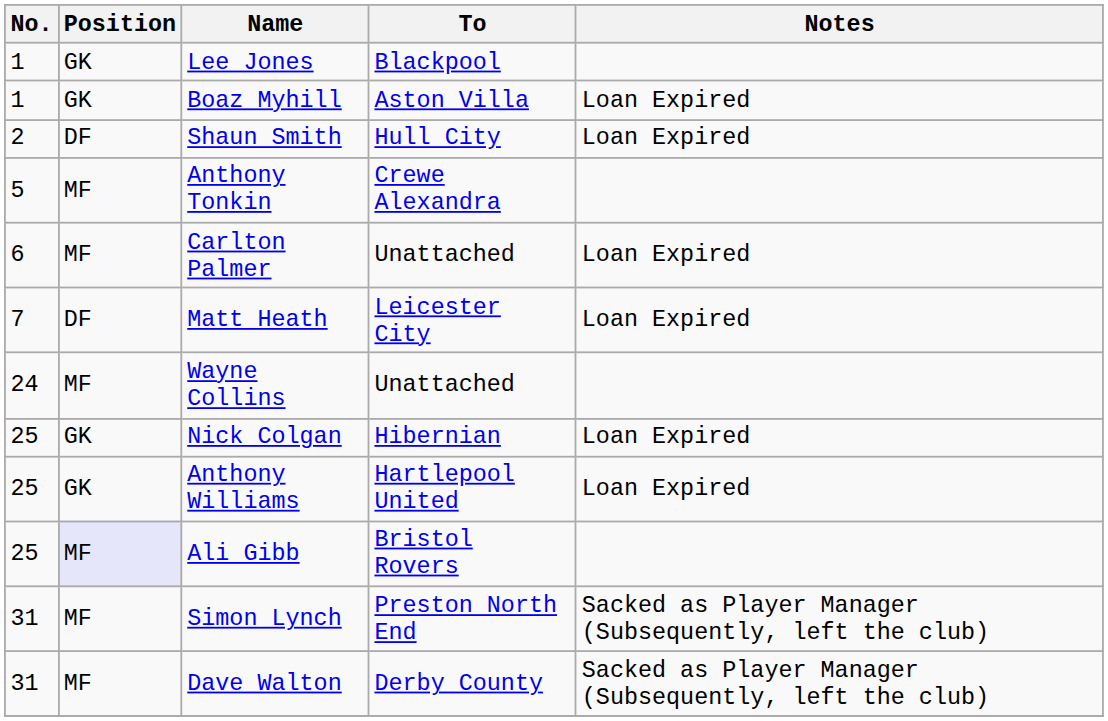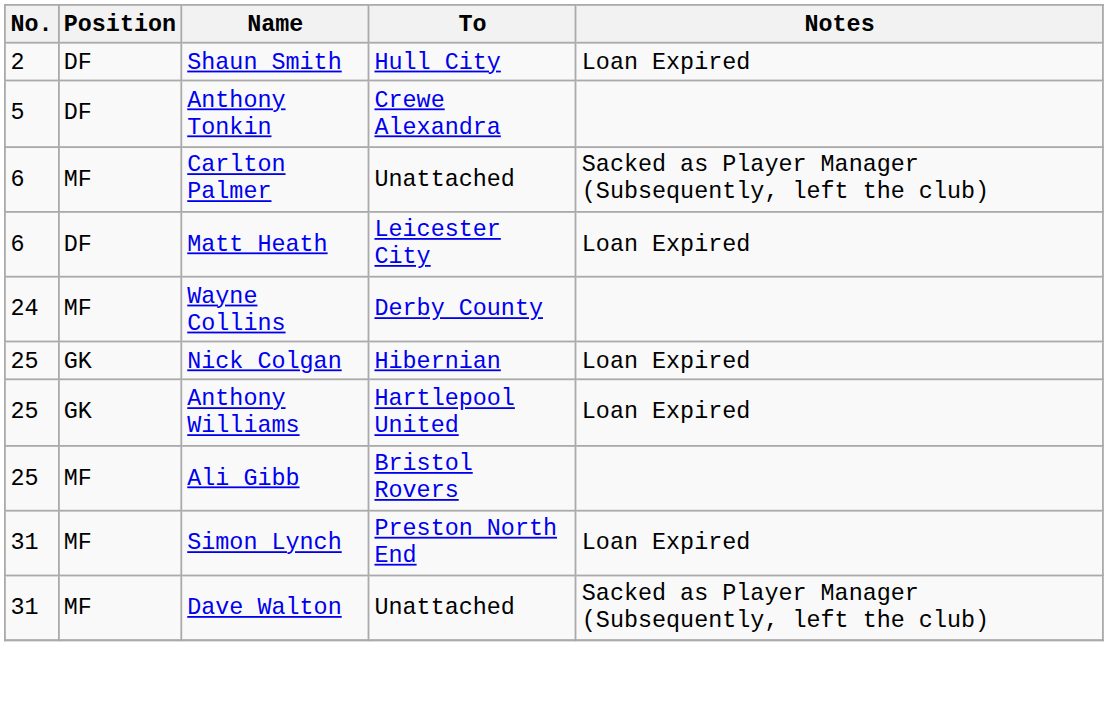- row: (250, 62)
- row: (264, 100)
(78, 190) MF -> (78, 114) DF
(666, 255) Loan Expired -> (785, 179) Sacked as Player Manager (Subsequently, left the club)
(18, 320) 7 -> (18, 244) 6
(445, 385) Unattached -> (459, 309) Derby County
(78, 554) lavender background -> (78, 478) no background
(785, 619) Sacked as Player Manager (Subsequently, left the club) -> (666, 543) Loan Expired
(459, 684) Derby County -> (445, 608) Unattached
